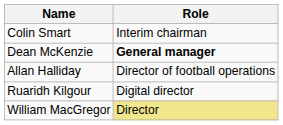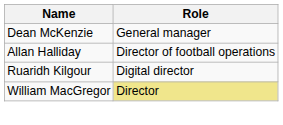- row: (39, 33)
(166, 52) bold -> (163, 33) normal
